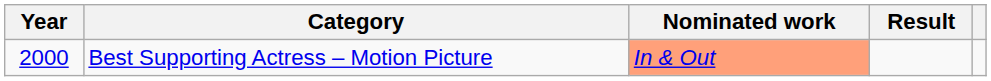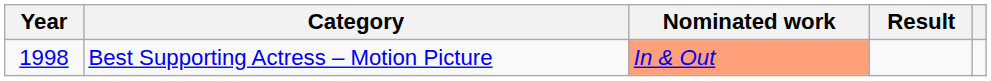(44, 57) 2000 -> (44, 57) 1998
